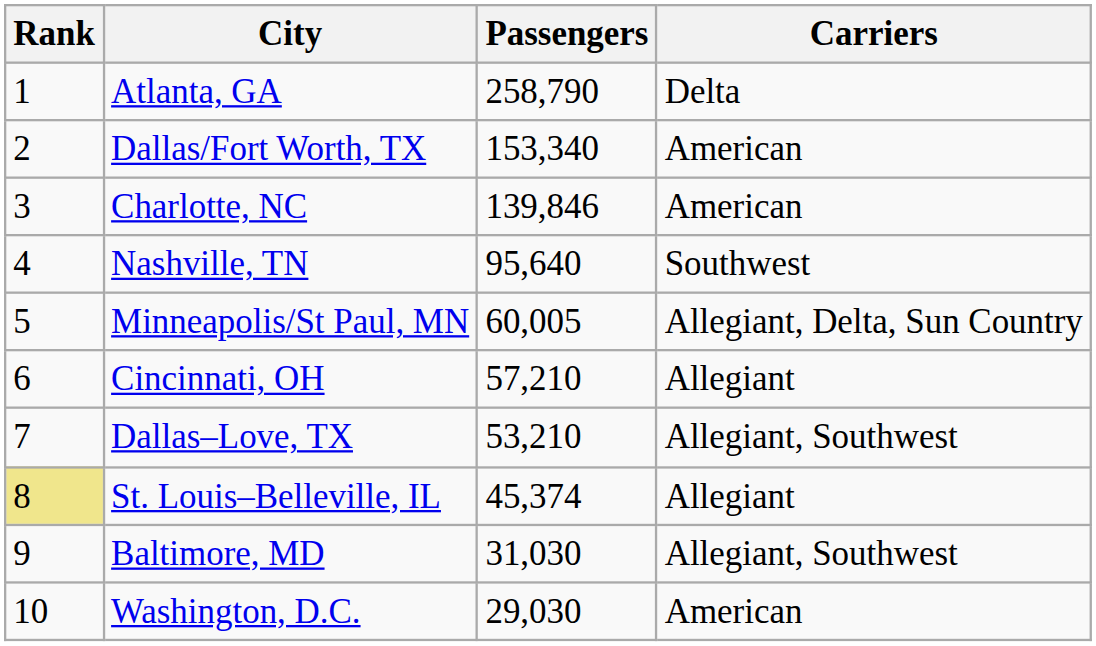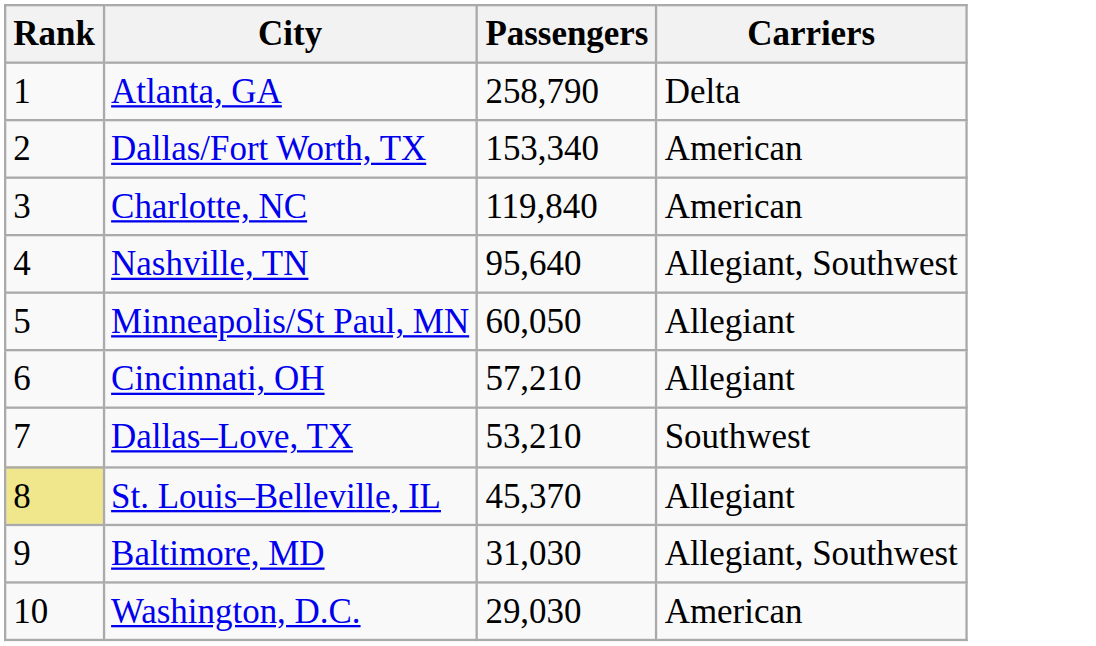(542, 206) 139,846 -> (542, 206) 119,840
(737, 264) Southwest -> (811, 264) Allegiant, Southwest
(533, 321) 60,005 -> (533, 321) 60,050
(874, 321) Allegiant, Delta, Sun Country -> (730, 321) Allegiant
(811, 437) Allegiant, Southwest -> (737, 437) Southwest
(533, 494) 45,374 -> (533, 494) 45,370
